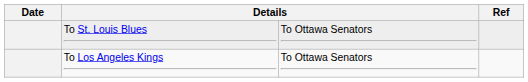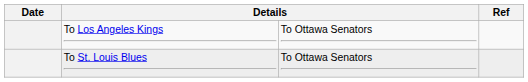rows swapped: (170, 61) <-> (170, 32)
